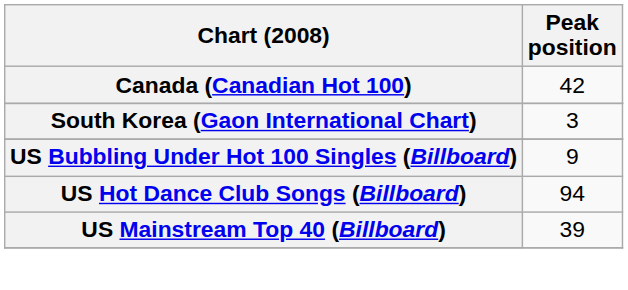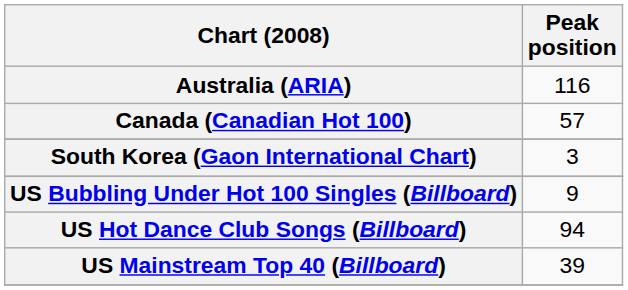+ row: (264, 84)
(572, 84) 42 -> (572, 120) 57
